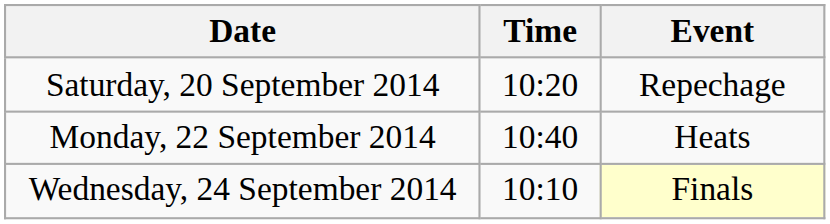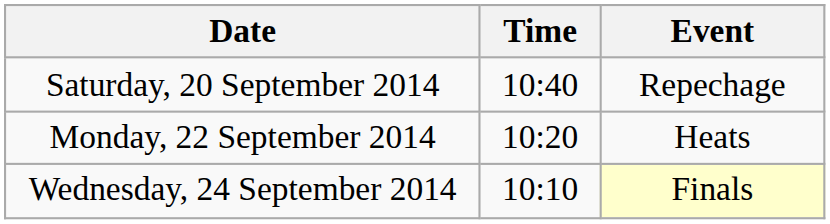(540, 84) 10:20 -> (540, 84) 10:40
(540, 137) 10:40 -> (540, 137) 10:20
